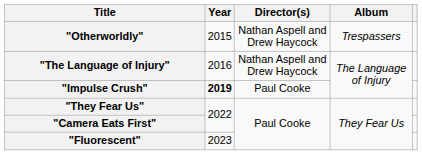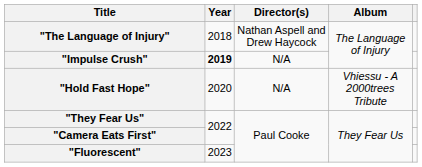- row: (105, 36)
(220, 65) 2016 -> (220, 36) 2018
(282, 89) Paul Cooke -> (281, 59) N/A
+ row: (105, 89)
